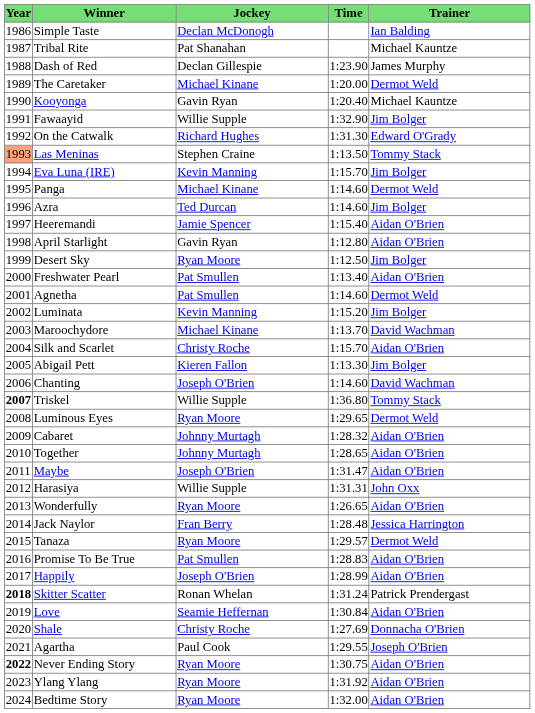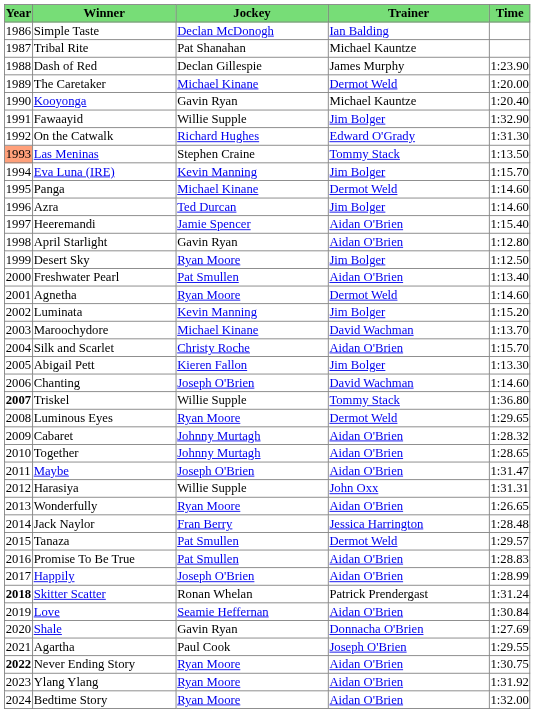columns swapped: (450, 13) <-> (349, 13)
(208, 294) Pat Smullen -> (209, 294) Ryan Moore
(209, 541) Ryan Moore -> (208, 541) Pat Smullen
(214, 629) Christy Roche -> (207, 629) Gavin Ryan
